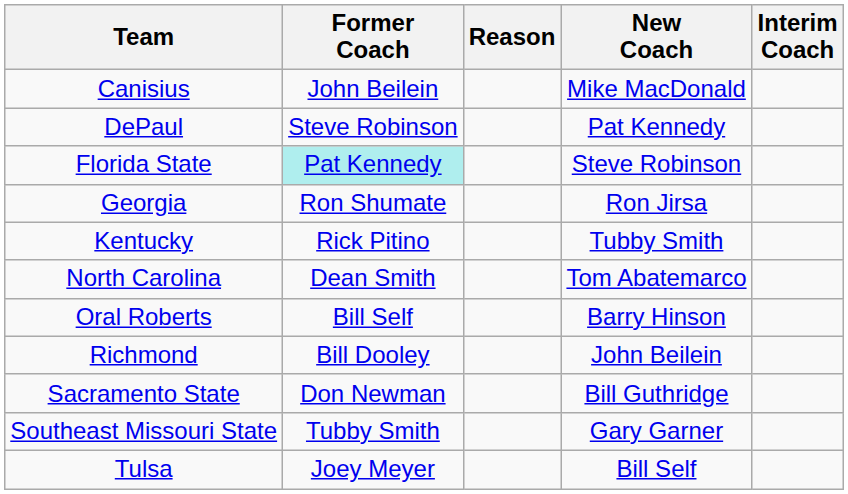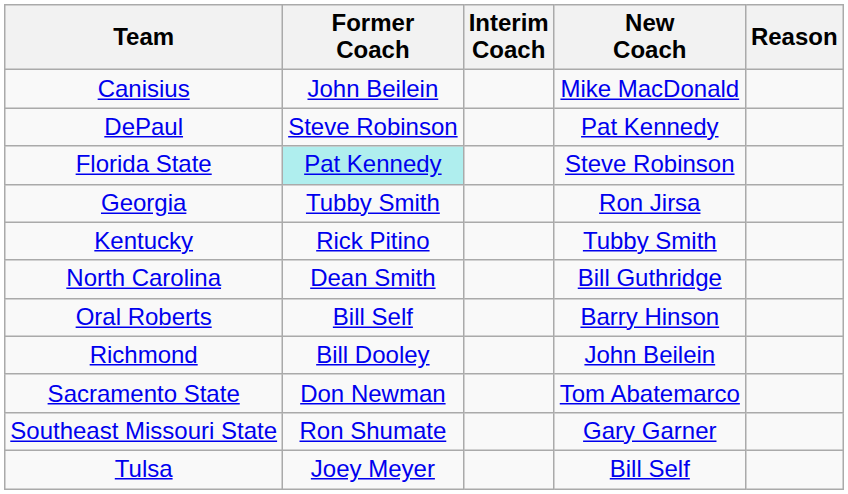columns swapped: (798, 37) <-> (512, 37)
(373, 202) Ron Shumate -> (373, 202) Tubby Smith
(656, 278) Tom Abatemarco -> (650, 278) Bill Guthridge
(656, 393) Bill Guthridge -> (650, 393) Tom Abatemarco
(373, 431) Tubby Smith -> (373, 431) Ron Shumate
